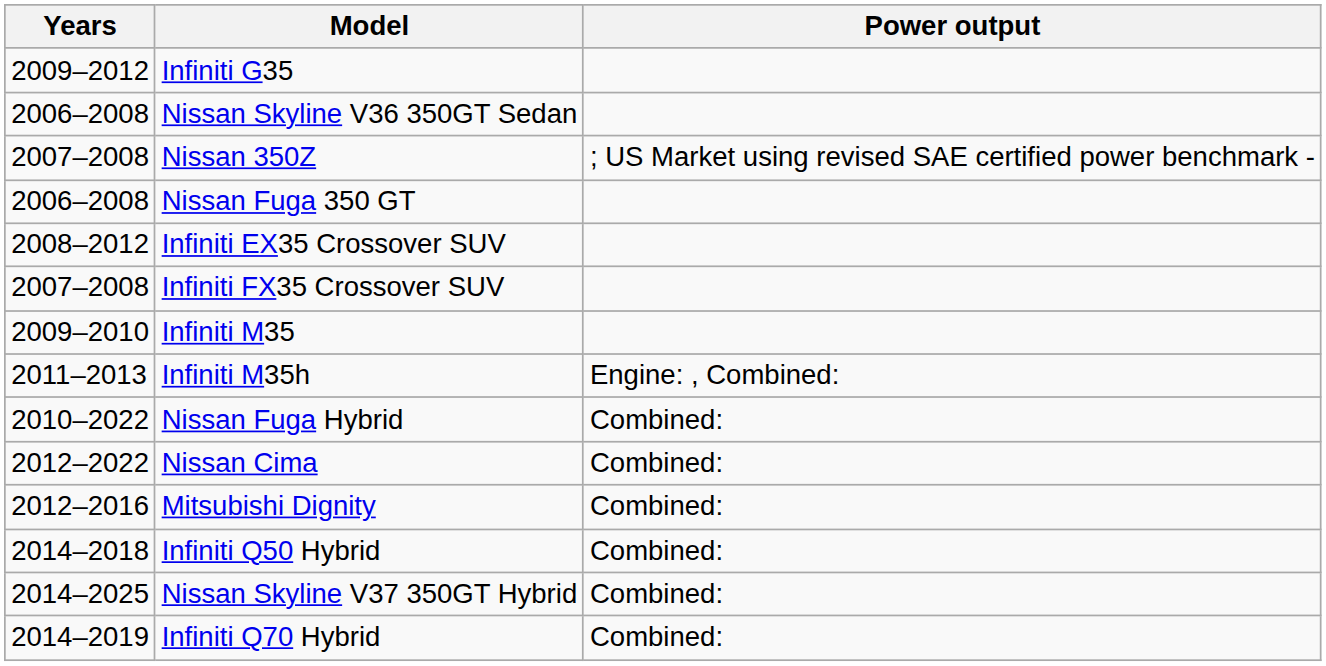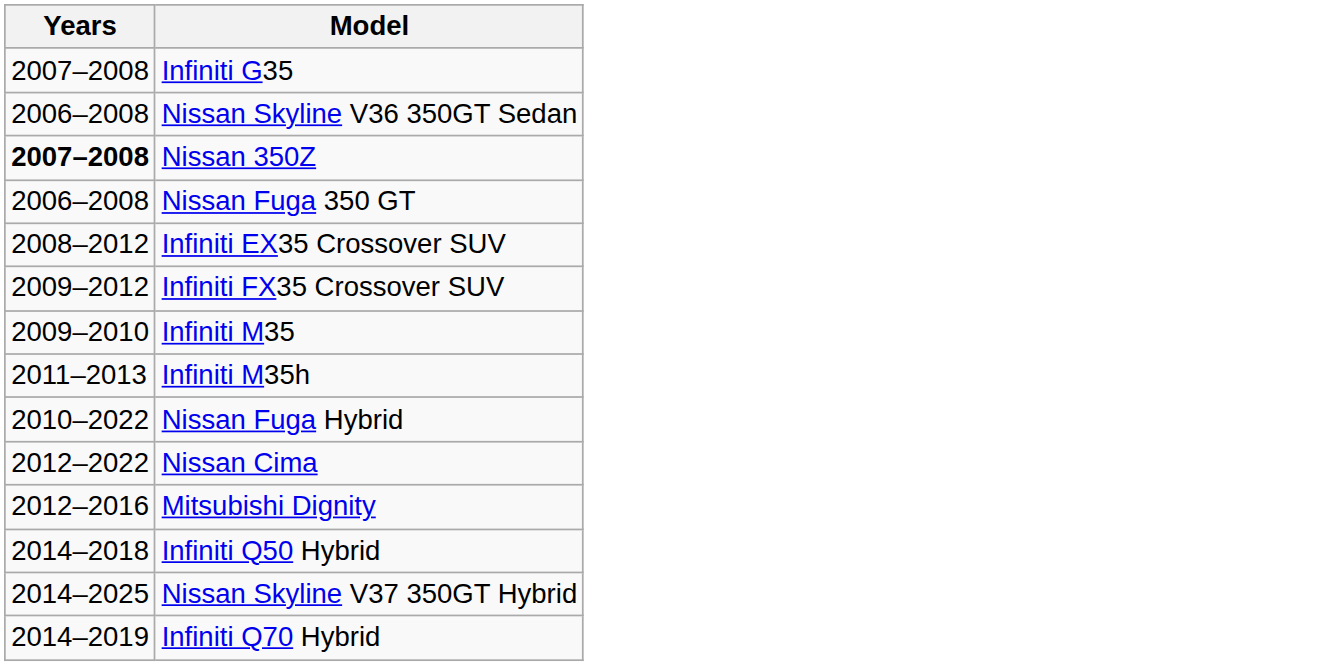- column: (952, 26)
(80, 69) 2009–2012 -> (80, 69) 2007–2008
(80, 157) normal -> (80, 157) bold
(80, 288) 2007–2008 -> (80, 288) 2009–2012
